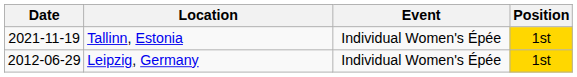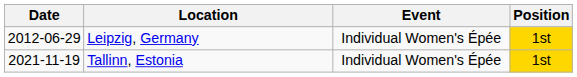rows swapped: (143, 60) <-> (135, 38)
